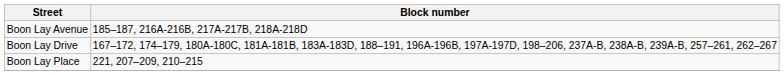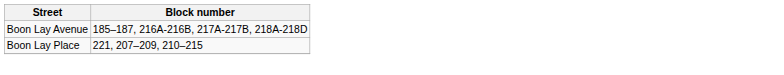- row: (42, 45)
